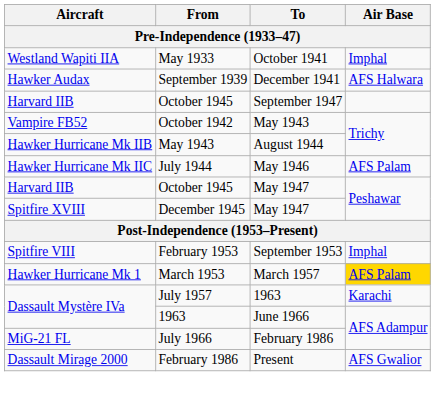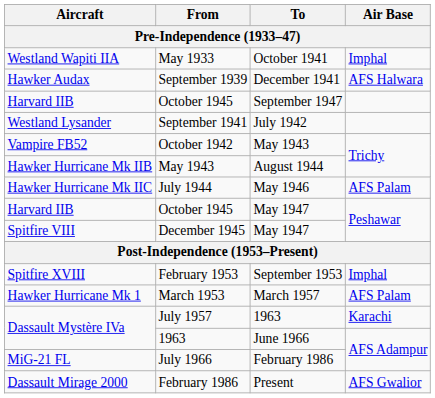+ row: (203, 123)
(46, 209) Spitfire XVIII -> (41, 230) Spitfire VIII
(41, 252) Spitfire VIII -> (46, 274) Spitfire XVIII
(380, 274) gold background -> (380, 295) no background
